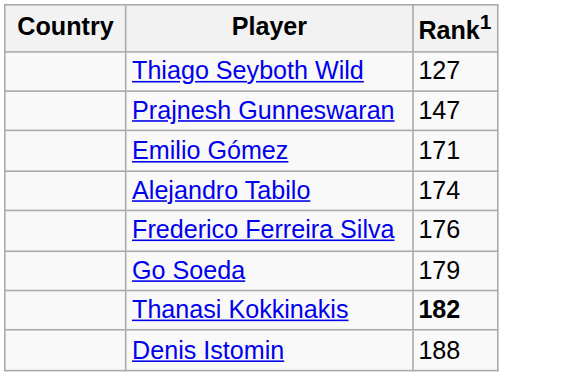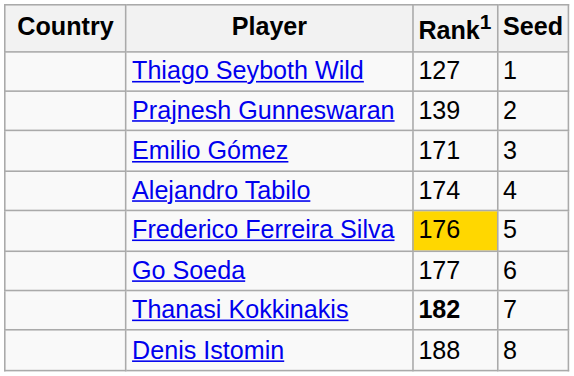+ column: (533, 27)
(439, 110) 147 -> (439, 110) 139
(439, 230) no background -> (439, 230) gold background
(439, 270) 179 -> (439, 270) 177
